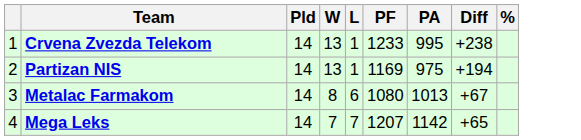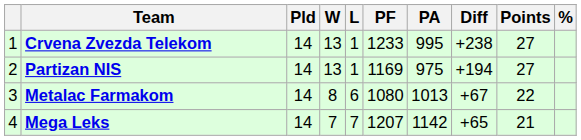+ column: (525, 17)
